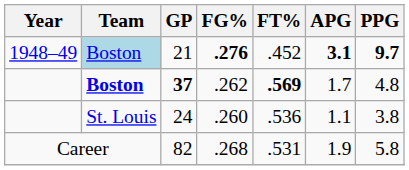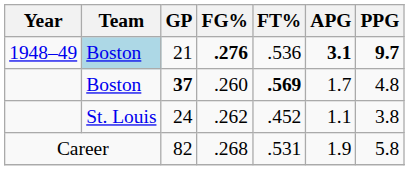(284, 52) .452 -> (284, 52) .536
(115, 84) bold -> (114, 84) normal
(231, 84) .262 -> (231, 84) .260
(231, 116) .260 -> (231, 116) .262
(284, 116) .536 -> (284, 116) .452
